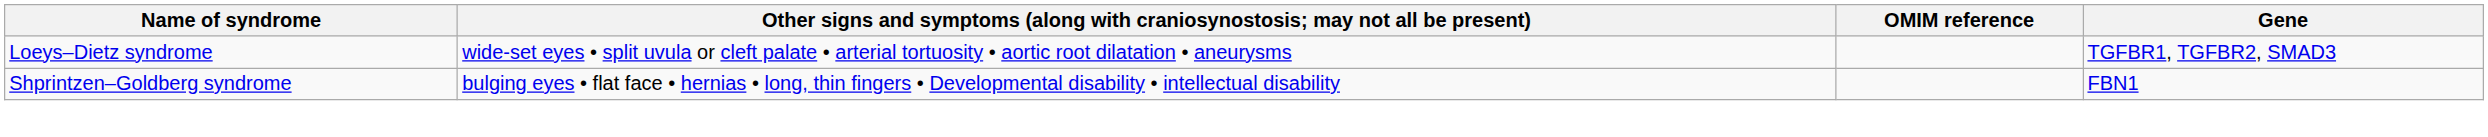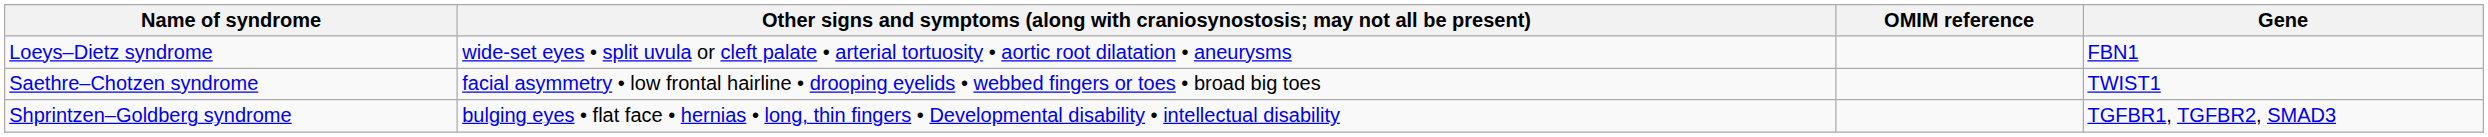(2212, 52) TGFBR1, TGFBR2, SMAD3 -> (2113, 52) FBN1
+ row: (134, 83)
(2113, 83) FBN1 -> (2212, 115) TGFBR1, TGFBR2, SMAD3
